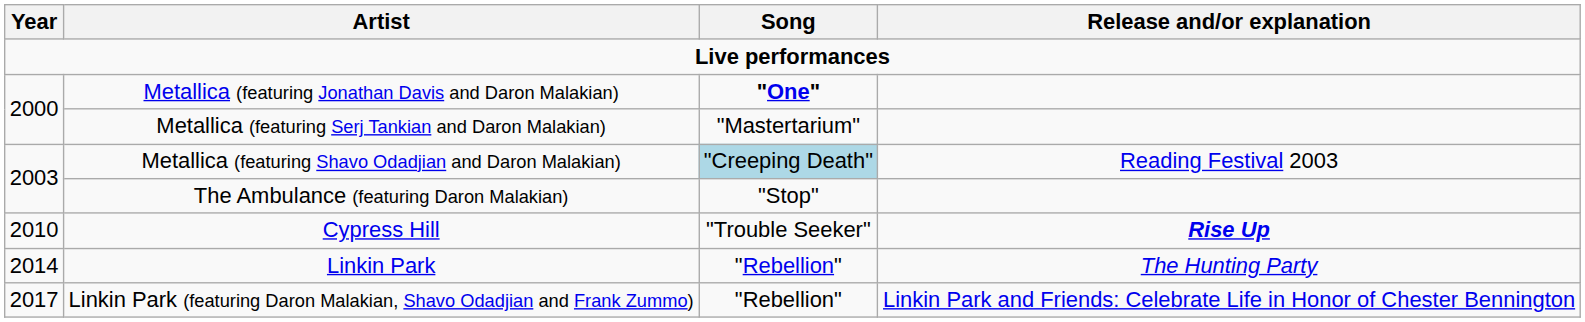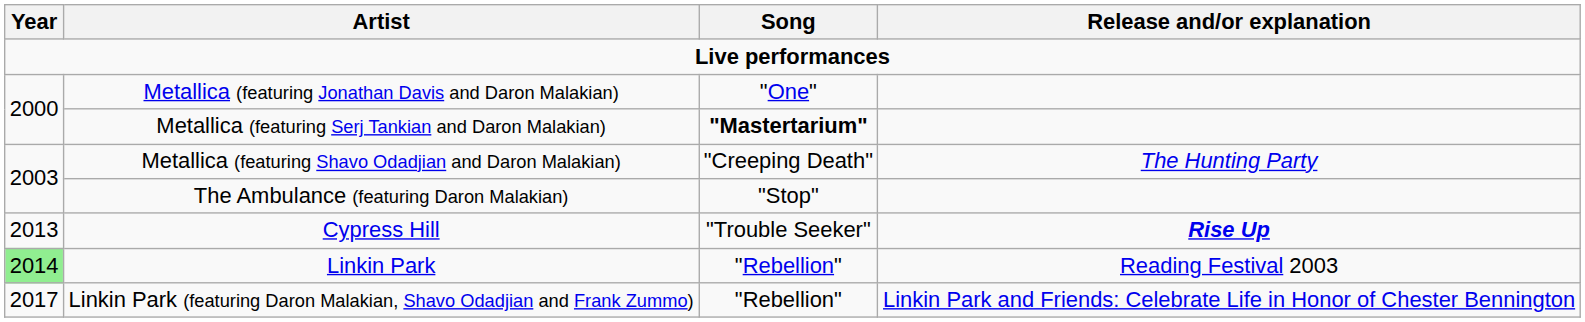(788, 91) bold -> (788, 91) normal
(788, 126) normal -> (788, 126) bold
(788, 160) lightblue background -> (788, 160) no background
(1229, 160) Reading Festival 2003 -> (1229, 160) The Hunting Party
(34, 230) 2010 -> (34, 230) 2013
(34, 265) no background -> (34, 265) lightgreen background
(1229, 265) The Hunting Party -> (1229, 265) Reading Festival 2003
